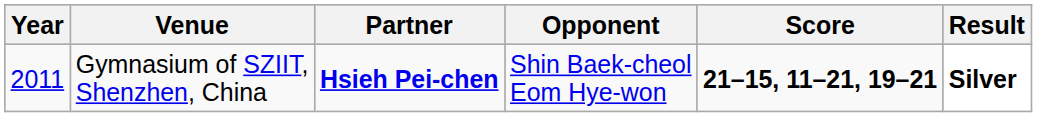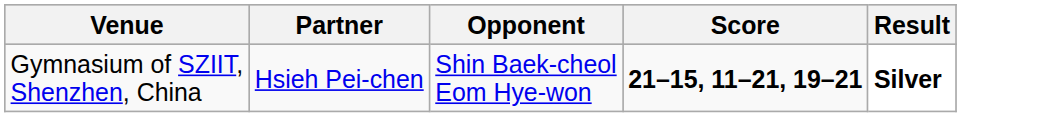- column: (37, 25)
(409, 78) bold -> (339, 78) normal
